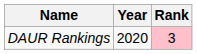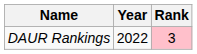(132, 37) 2020 -> (132, 37) 2022
